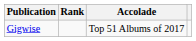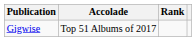columns swapped: (137, 12) <-> (72, 12)
